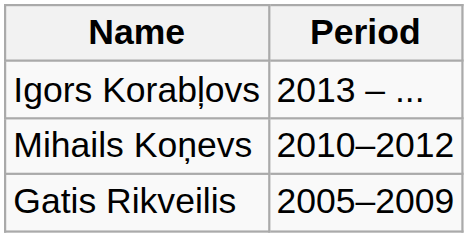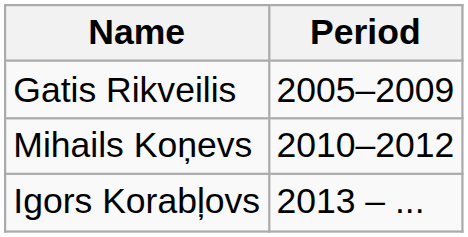rows swapped: (125, 201) <-> (137, 88)
